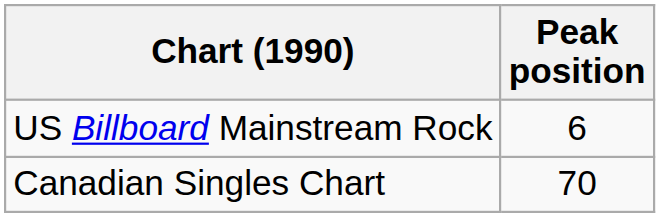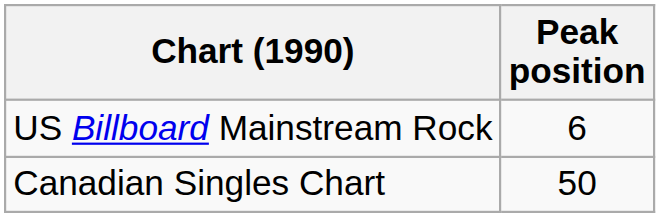(577, 183) 70 -> (577, 183) 50
